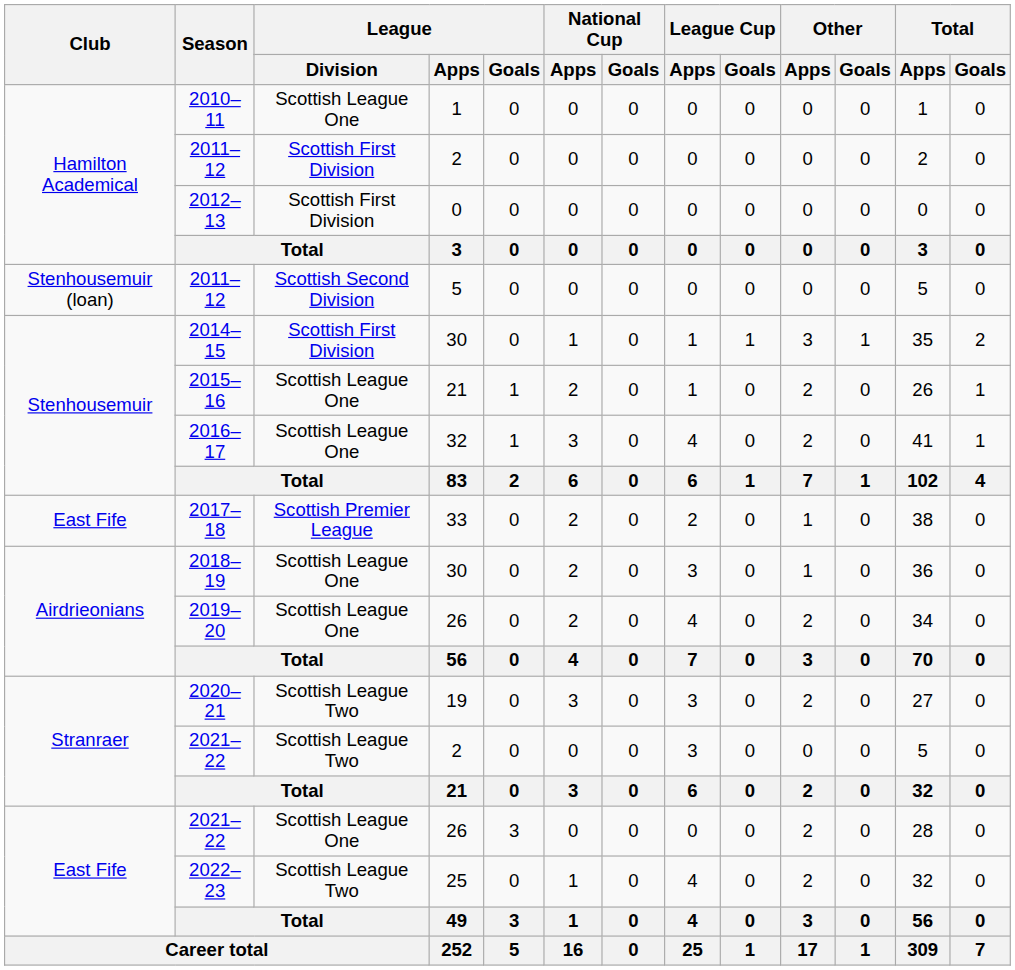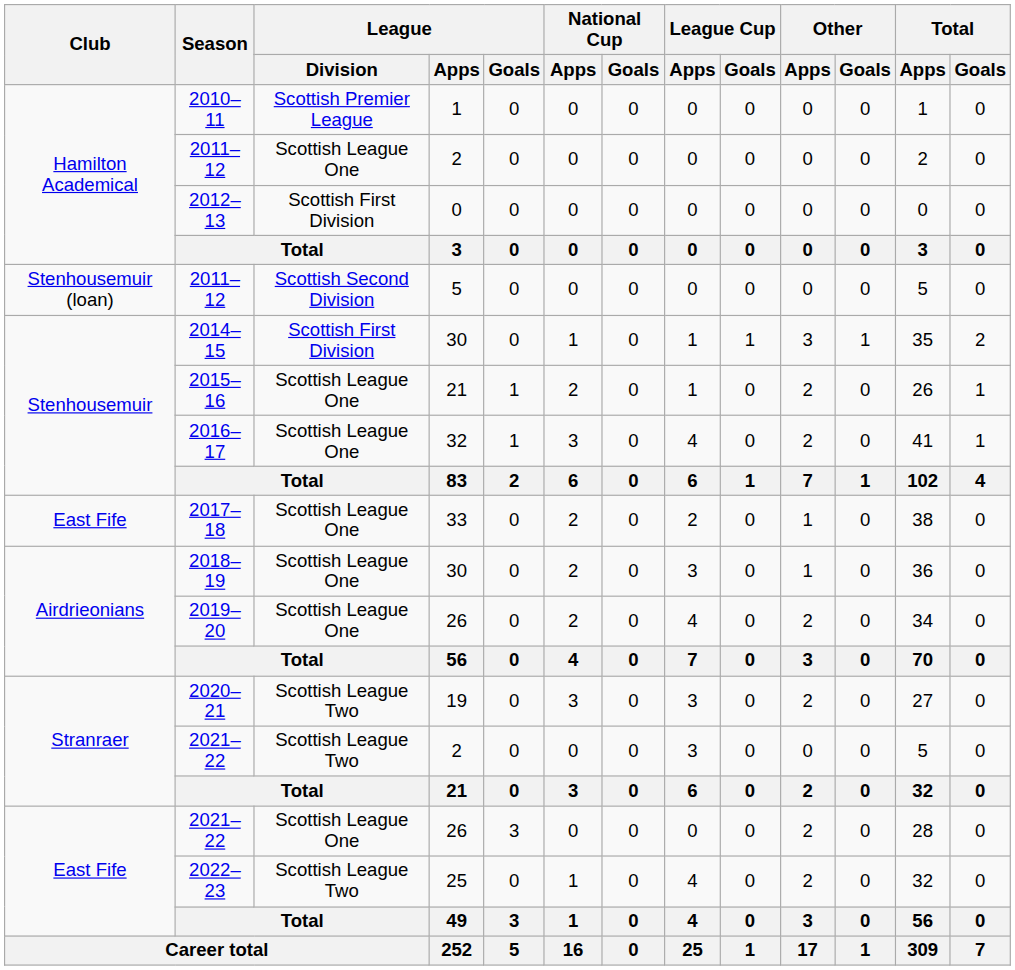(342, 109) Scottish League One -> (342, 109) Scottish Premier League
(342, 159) Scottish First Division -> (342, 159) Scottish League One
(342, 520) Scottish Premier League -> (342, 520) Scottish League One
